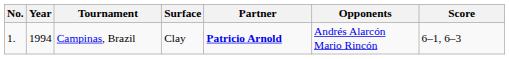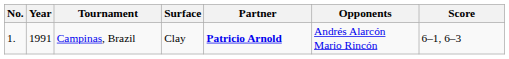(40, 38) 1994 -> (40, 38) 1991
